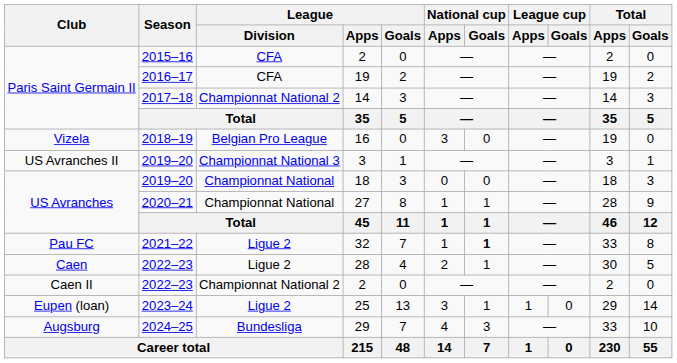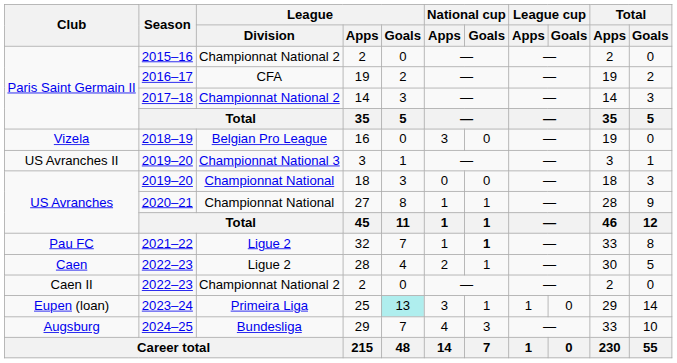(269, 56) CFA -> (269, 56) Championnat National 2
(269, 306) Ligue 2 -> (269, 306) Primeira Liga
(403, 306) no background -> (403, 306) paleturquoise background
